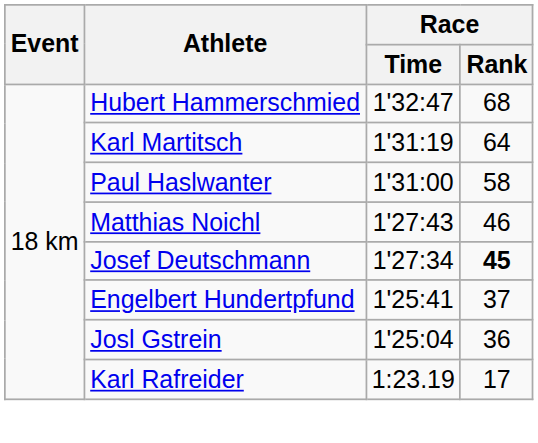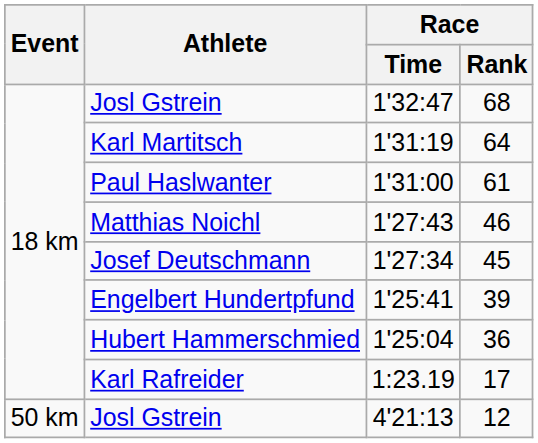(225, 104) Hubert Hammerschmied -> (156, 104) Josl Gstrein
(497, 182) 58 -> (497, 182) 61
(497, 261) bold -> (497, 261) normal
(497, 300) 37 -> (497, 300) 39
(156, 340) Josl Gstrein -> (225, 340) Hubert Hammerschmied
+ row: (413, 419)
